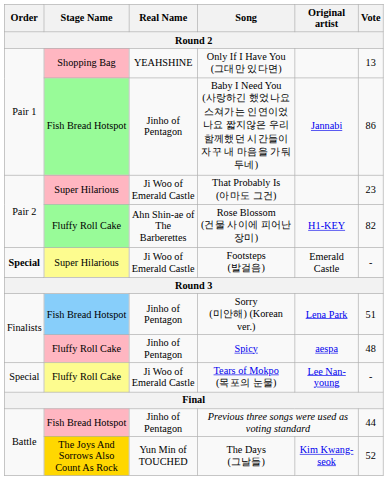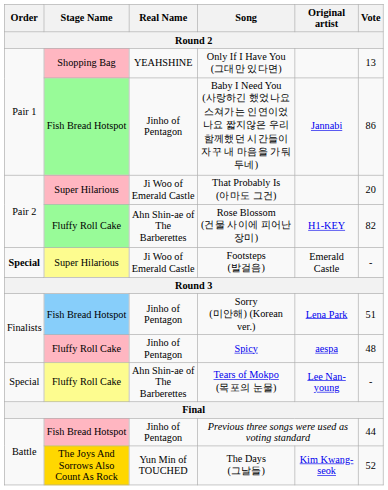(371, 189) 23 -> (371, 189) 20
(163, 377) Ji Woo of Emerald Castle -> (163, 382) Ahn Shin-ae of The Barberettes
